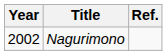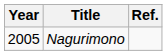(24, 38) 2002 -> (24, 38) 2005
